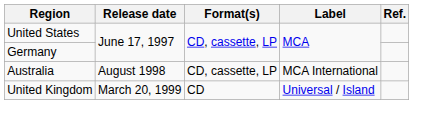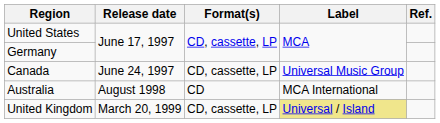+ row: (28, 71)
(232, 71) CD, cassette, LP -> (196, 90) CD
(196, 90) CD -> (232, 109) CD, cassette, LP
(329, 90) no background -> (329, 109) khaki background
